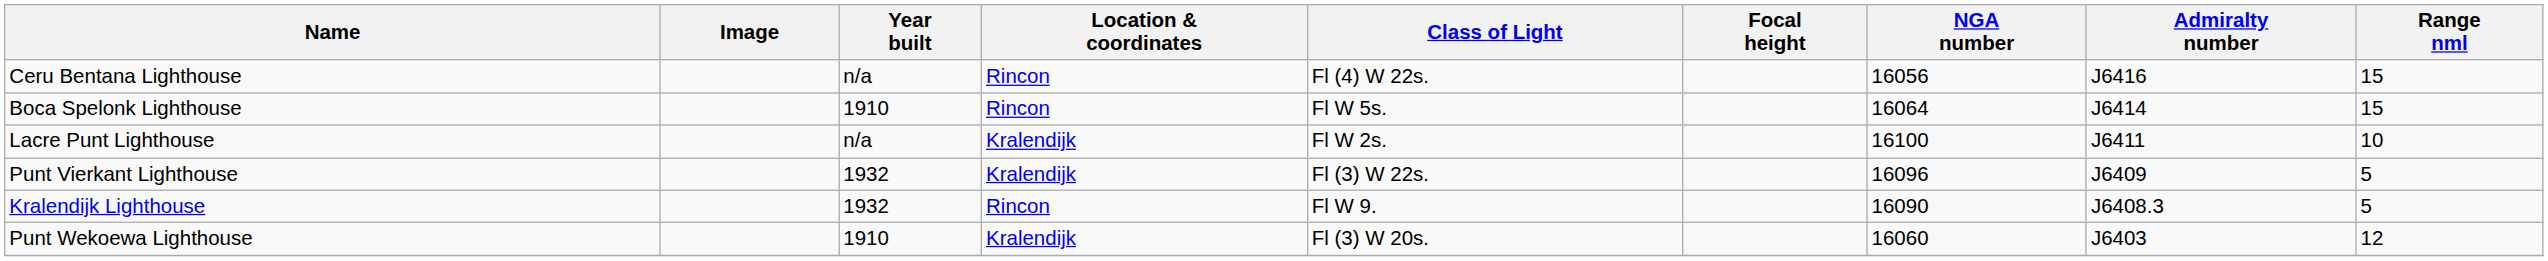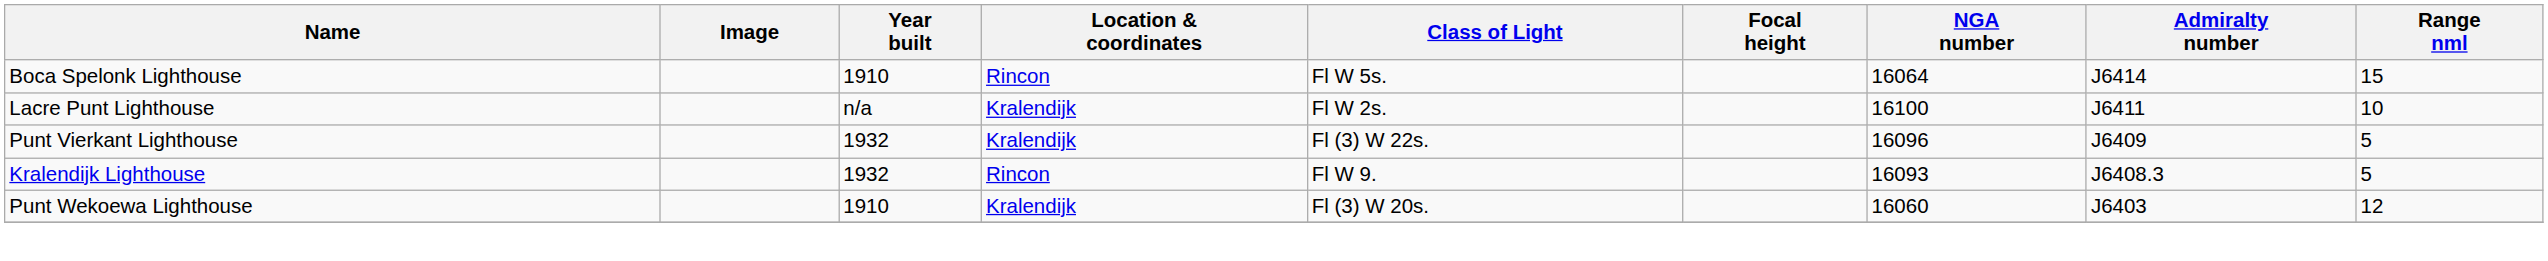- row: (125, 76)
(1900, 206) 16090 -> (1900, 173) 16093
